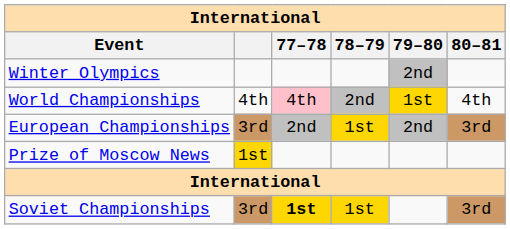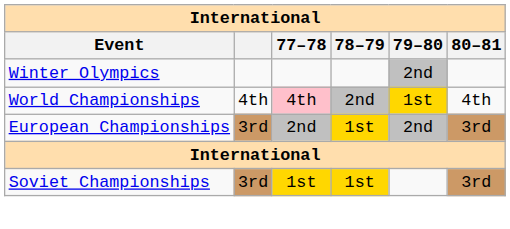- row: (109, 155)
(301, 210) bold -> (301, 182) normal
